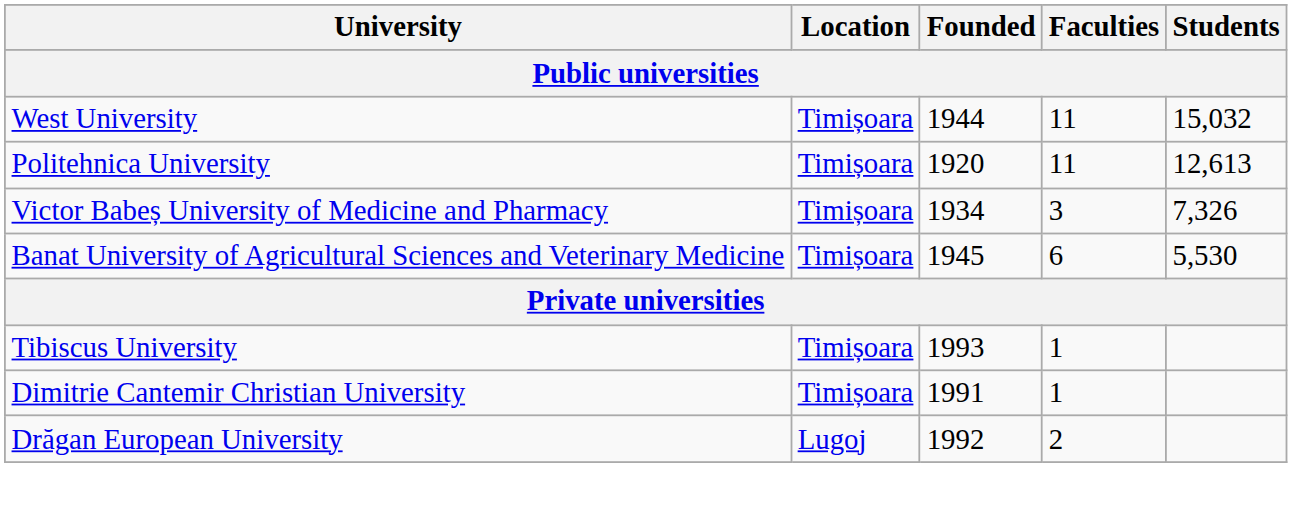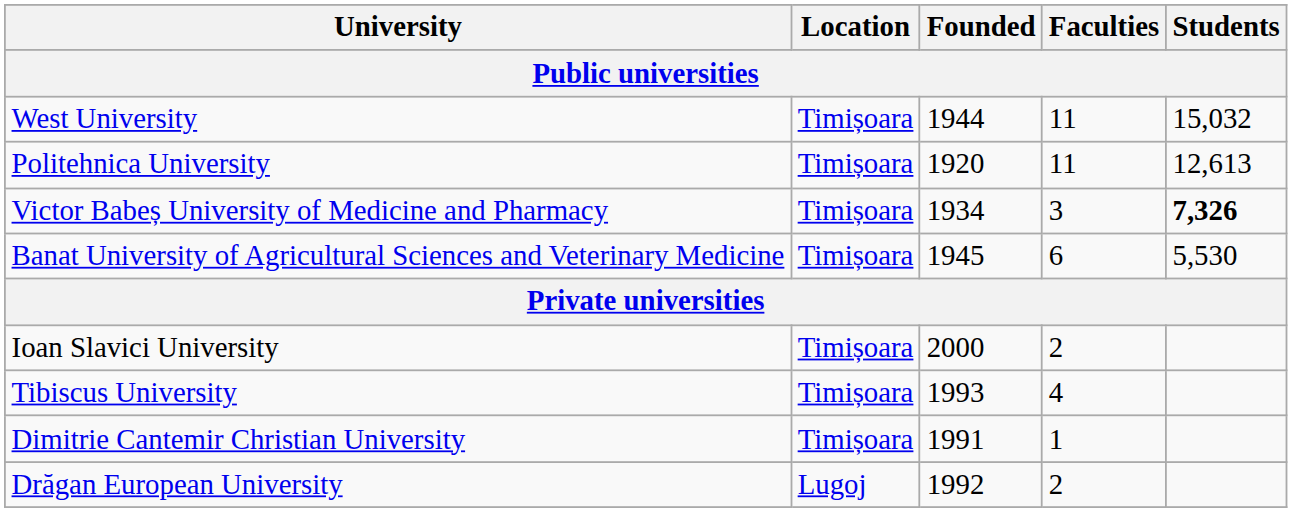(1205, 210) normal -> (1205, 210) bold
+ row: (145, 347)
(1056, 347) 1 -> (1056, 392) 4
